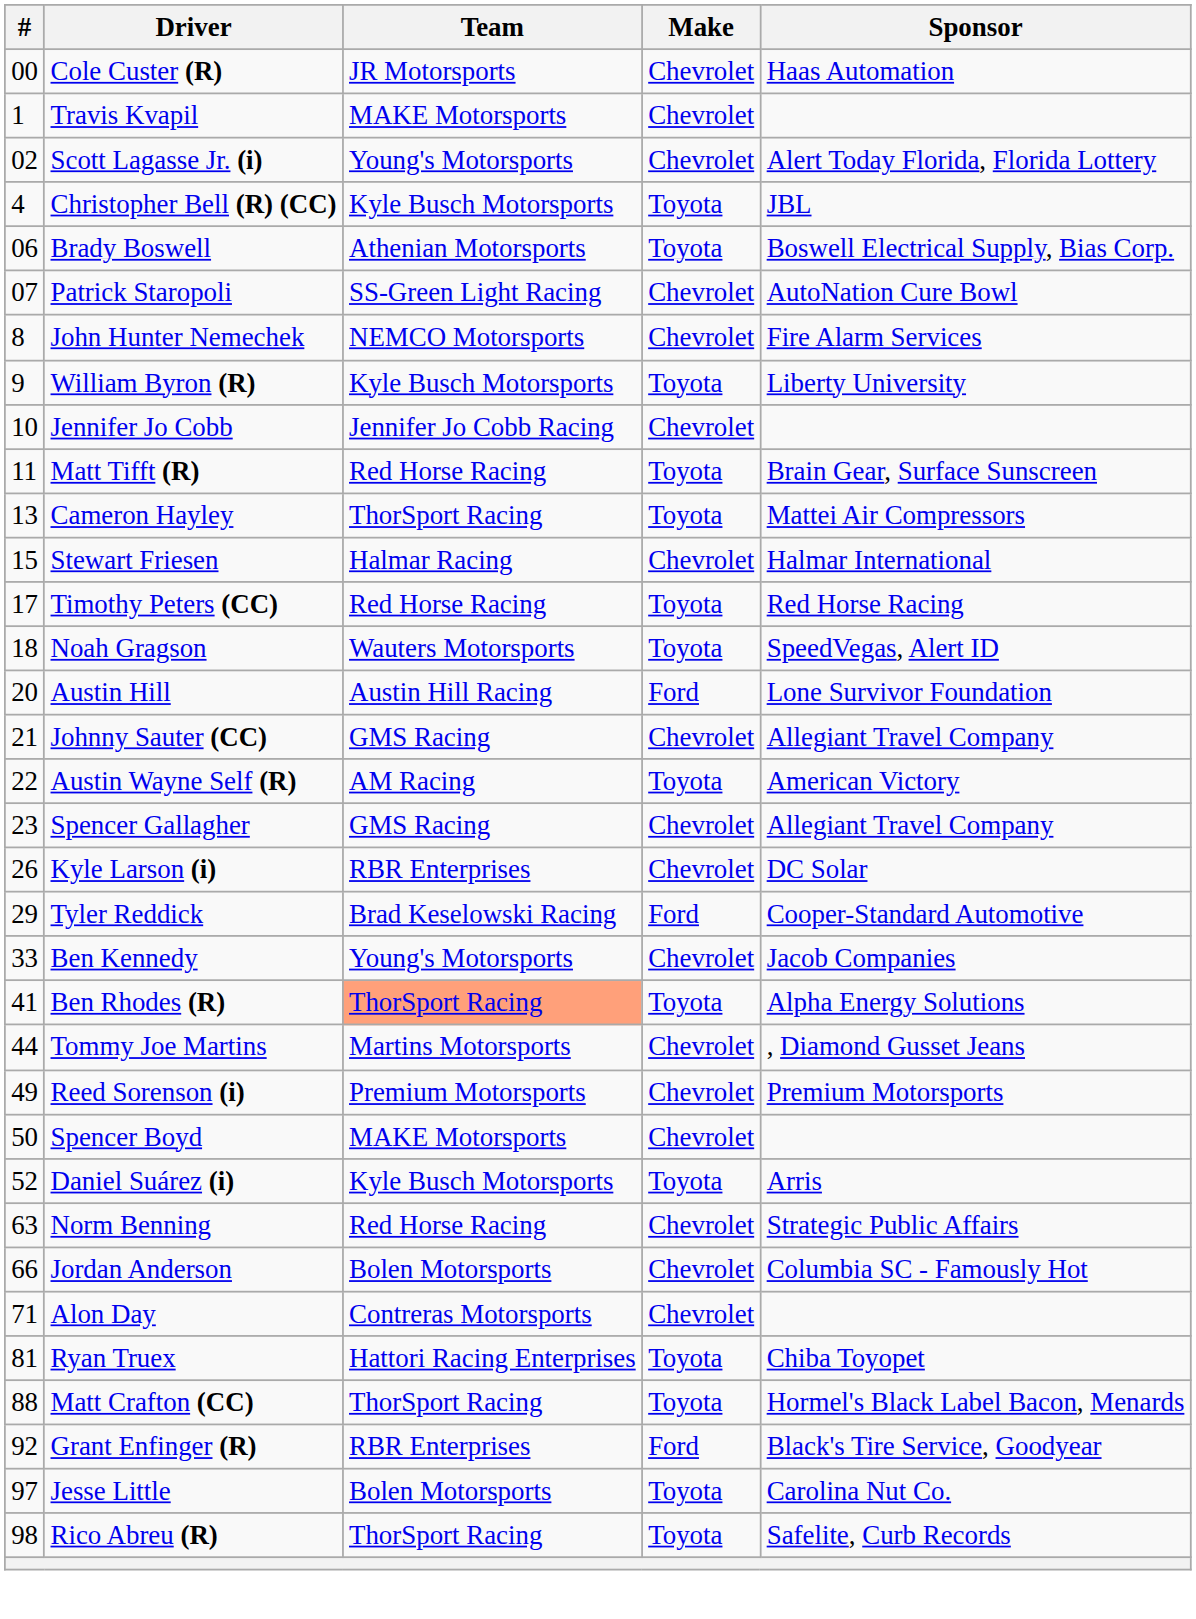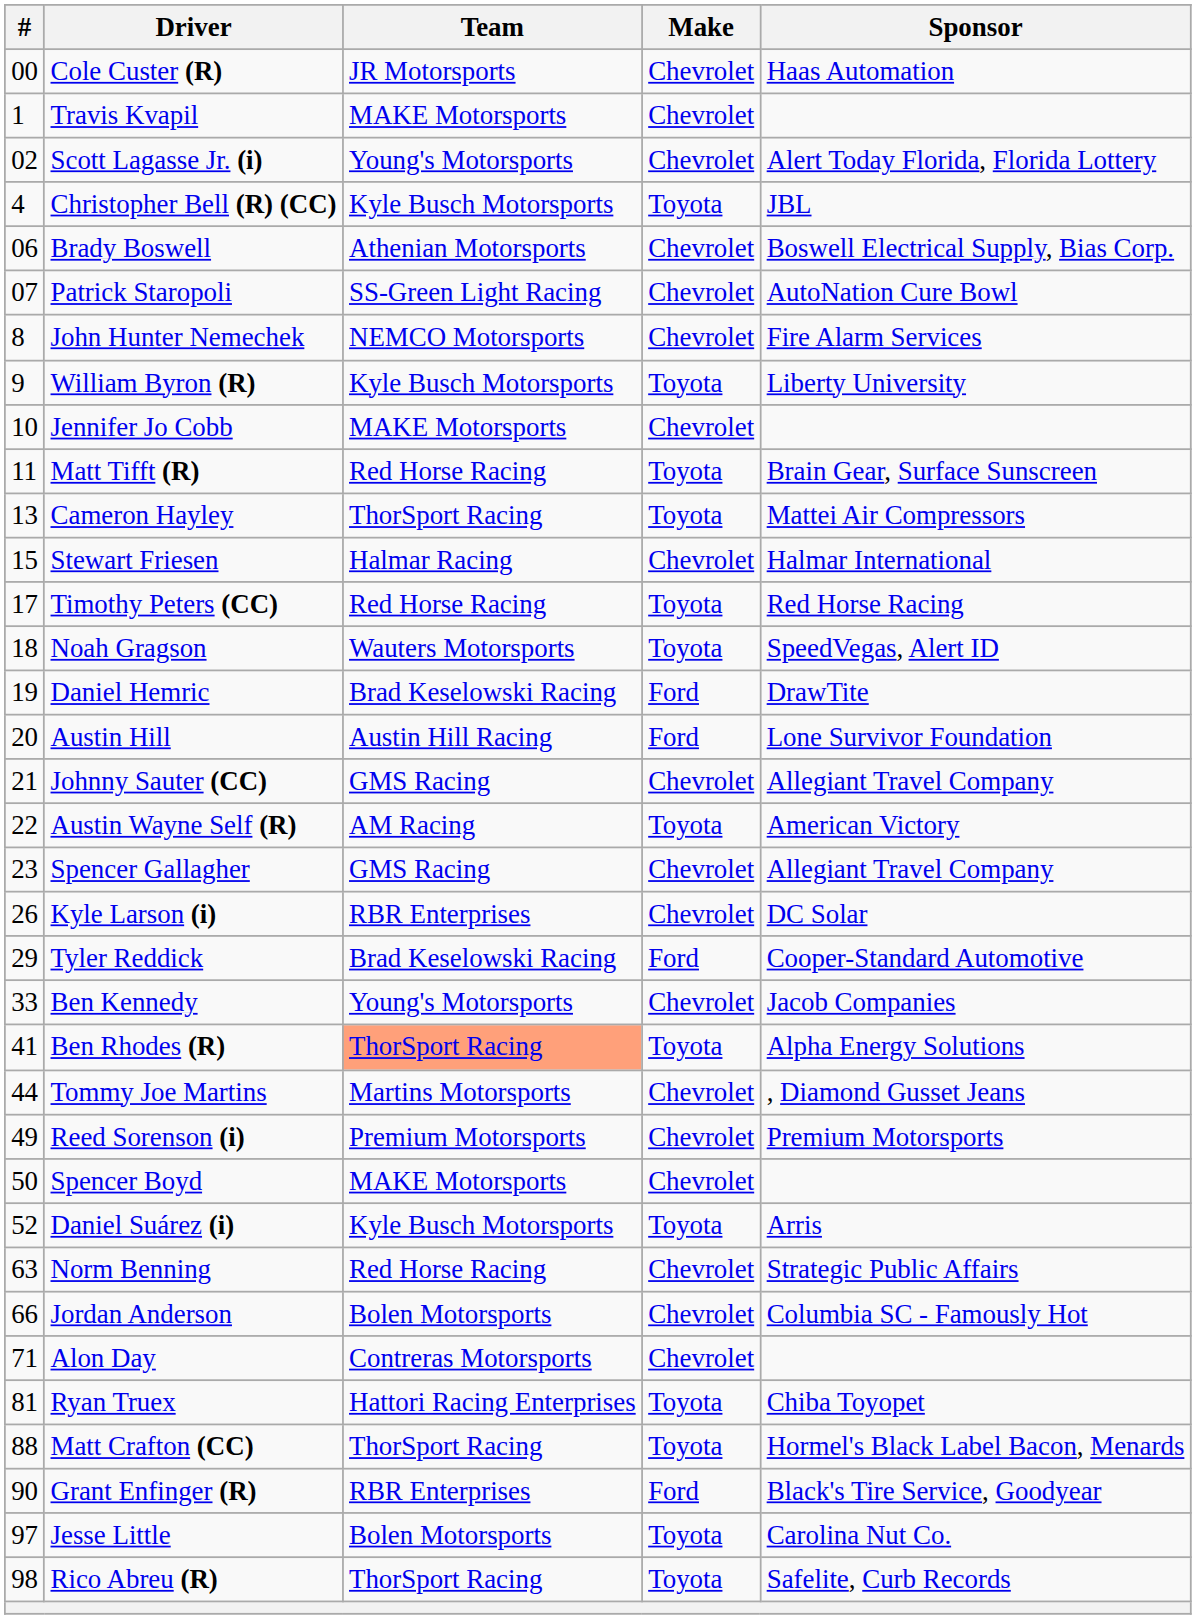(685, 248) Toyota -> (701, 248) Chevrolet
(482, 426) Jennifer Jo Cobb Racing -> (458, 426) MAKE Motorsports
+ row: (130, 692)
(25, 1446) 92 -> (25, 1490) 90
